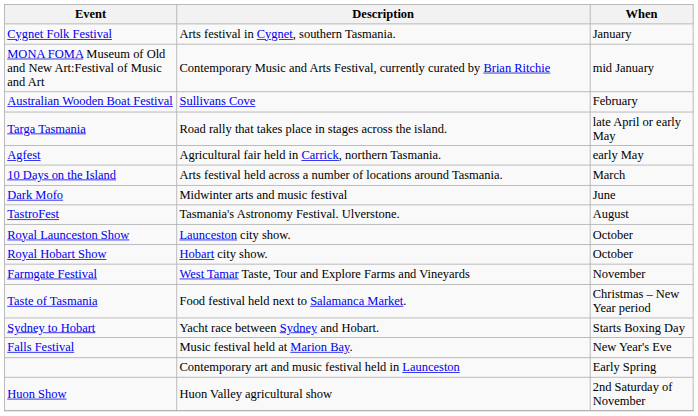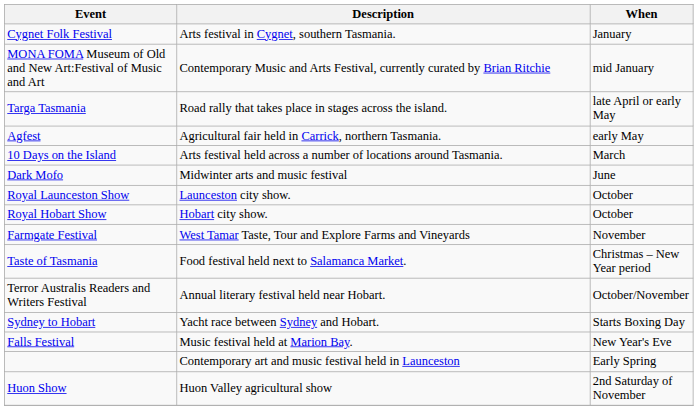- row: (90, 101)
- row: (33, 214)
+ row: (79, 295)
